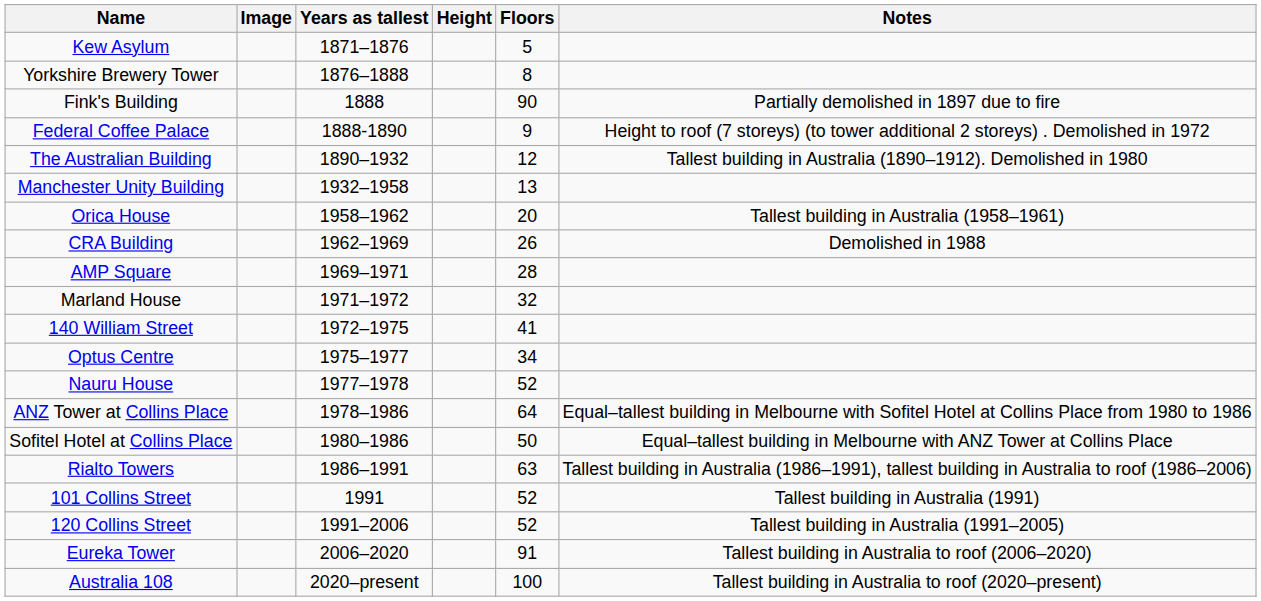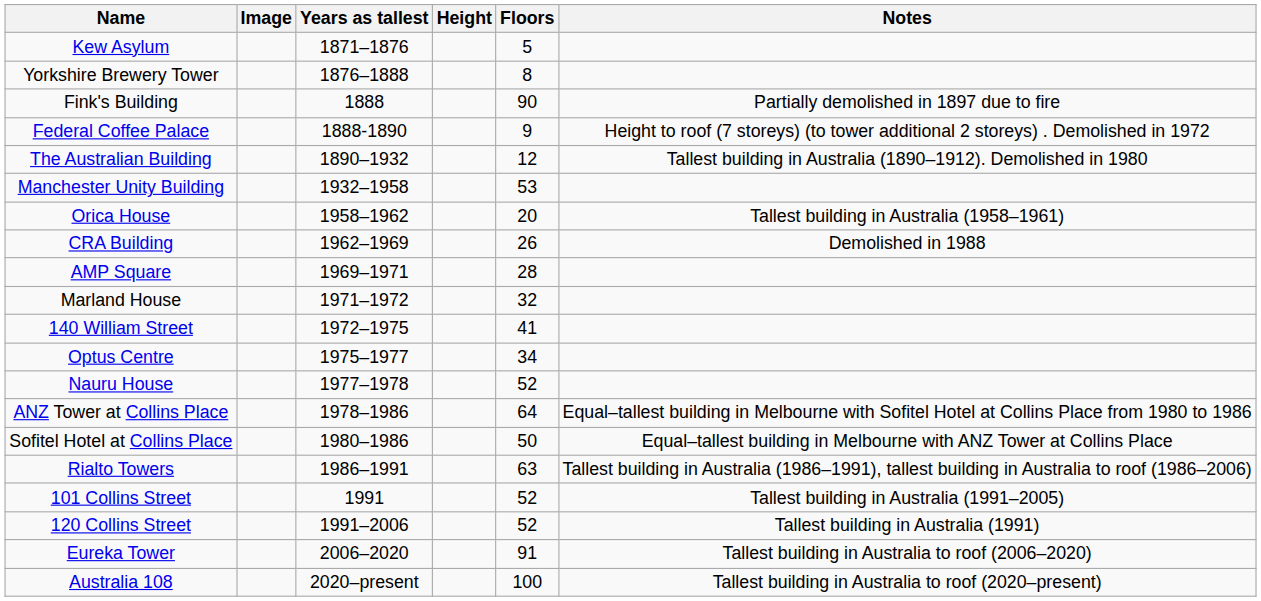(527, 187) 13 -> (527, 187) 53
(907, 497) Tallest building in Australia (1991) -> (907, 497) Tallest building in Australia (1991–2005)
(907, 525) Tallest building in Australia (1991–2005) -> (907, 525) Tallest building in Australia (1991)
